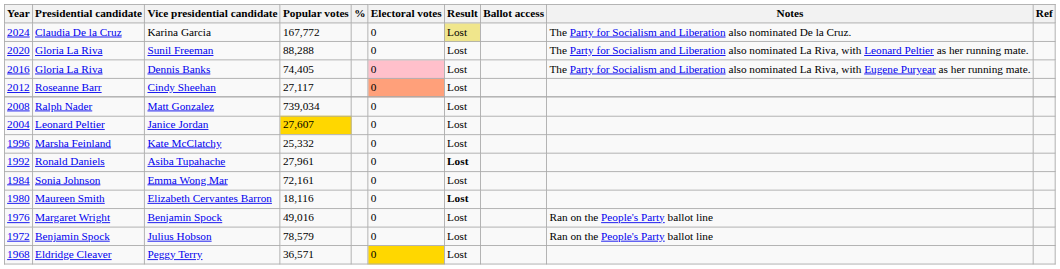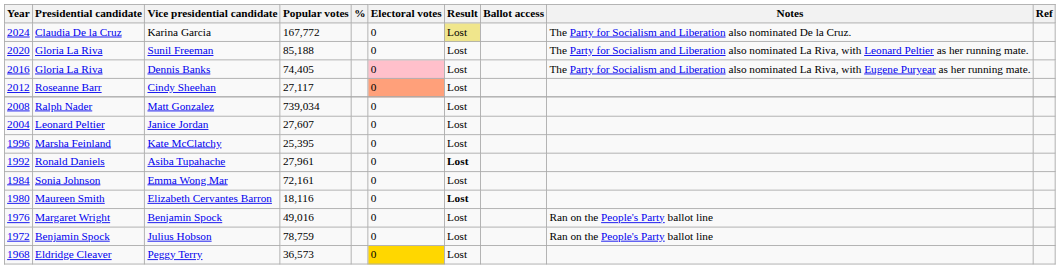(298, 50) 88,288 -> (298, 50) 85,188
(298, 124) gold background -> (298, 124) no background
(298, 143) 25,332 -> (298, 143) 25,395
(298, 236) 78,579 -> (298, 236) 78,759
(298, 254) 36,571 -> (298, 254) 36,573
